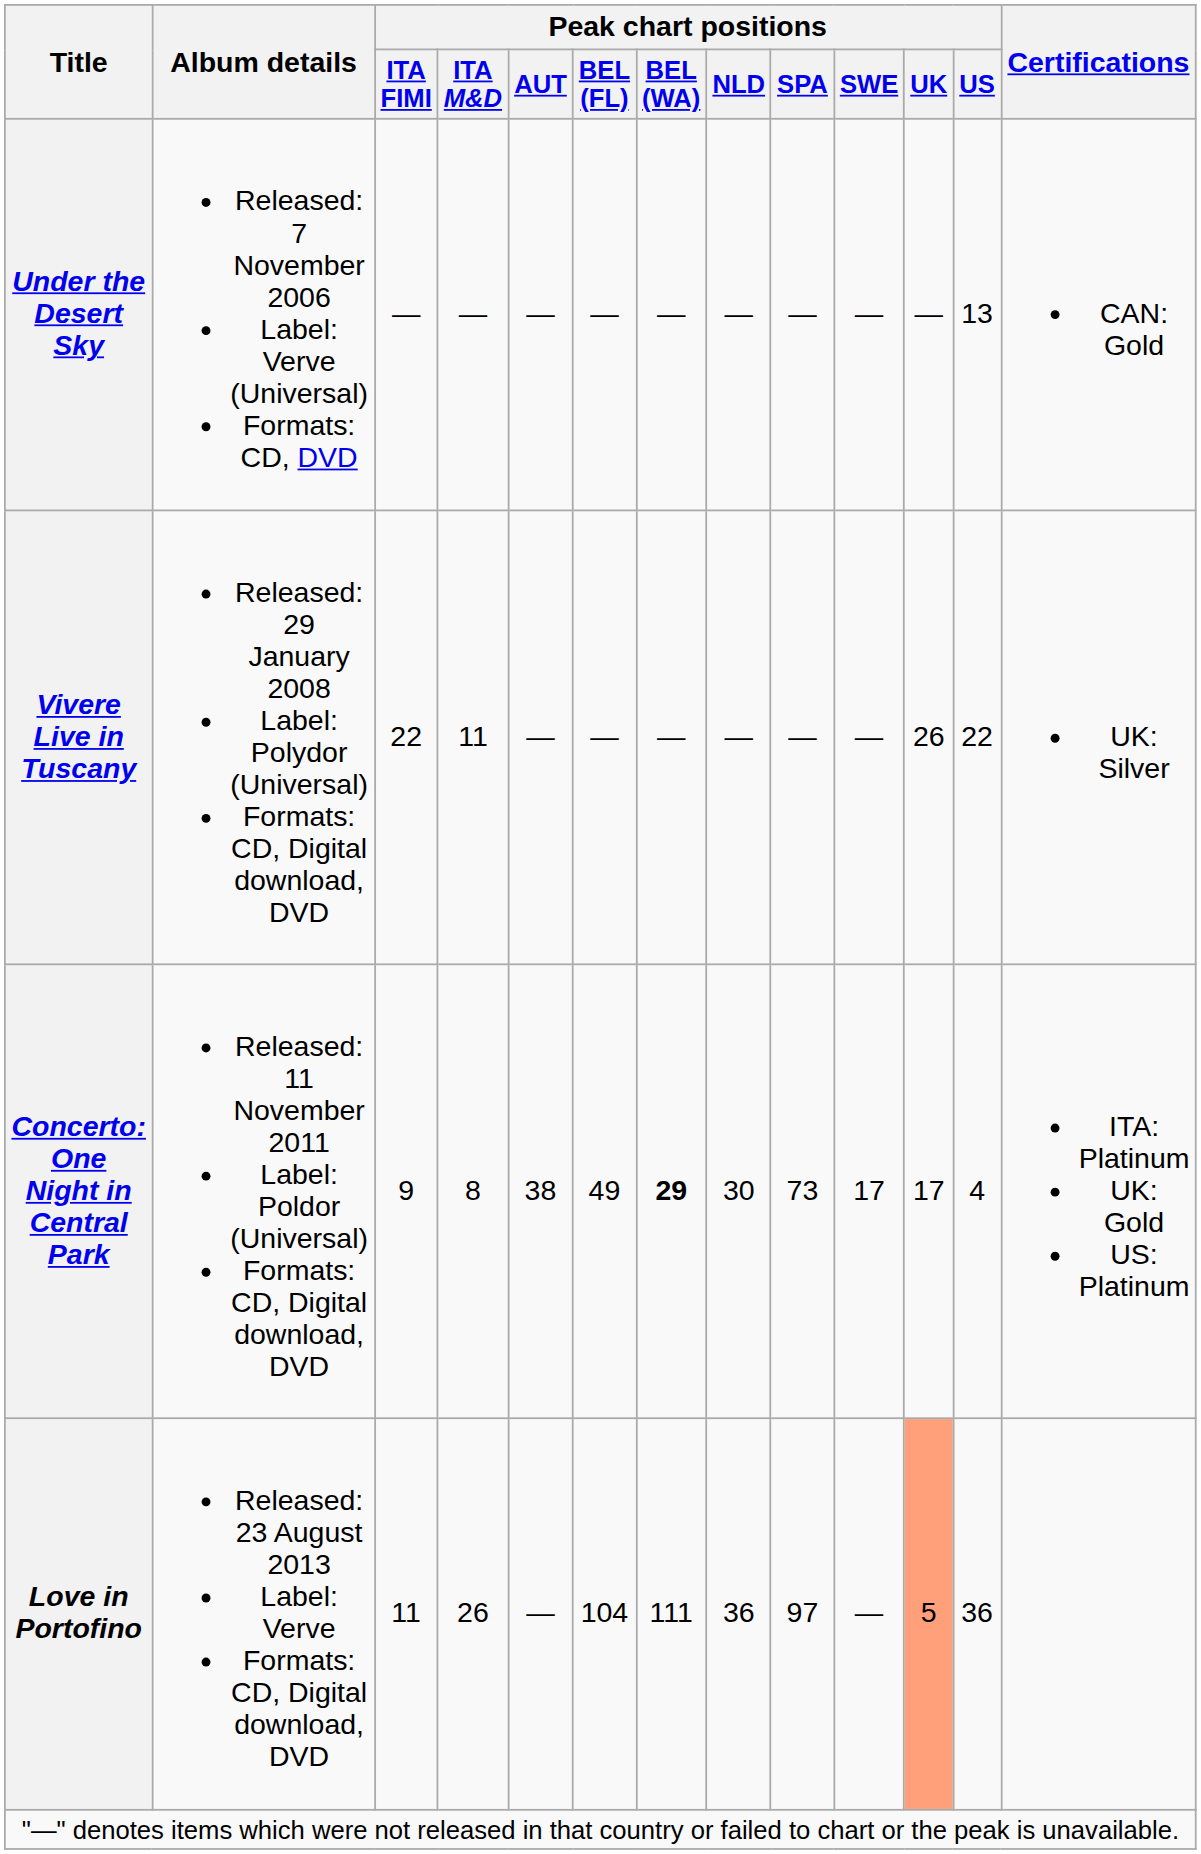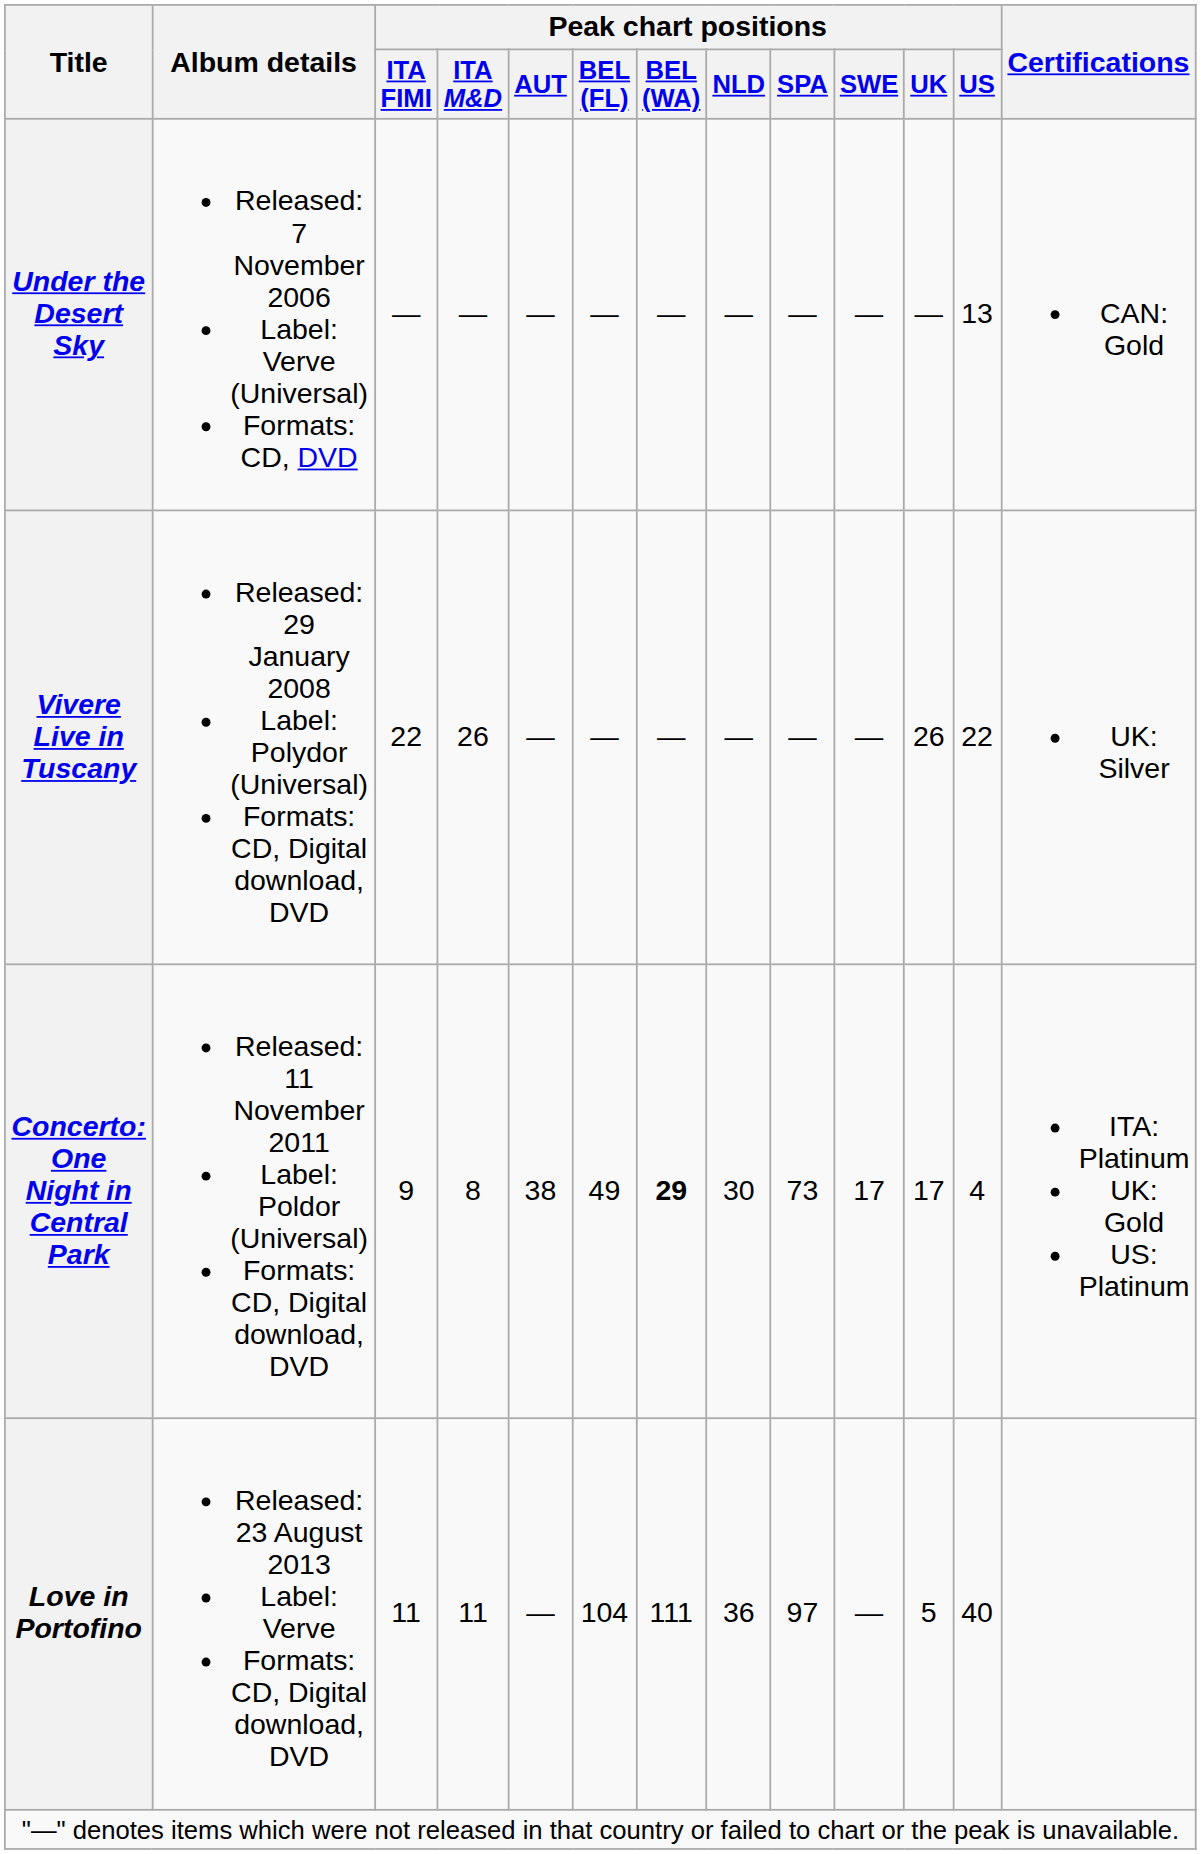(473, 736) 11 -> (473, 736) 26
(473, 1613) 26 -> (473, 1613) 11
(929, 1613) lightsalmon background -> (929, 1613) no background
(977, 1613) 36 -> (977, 1613) 40
